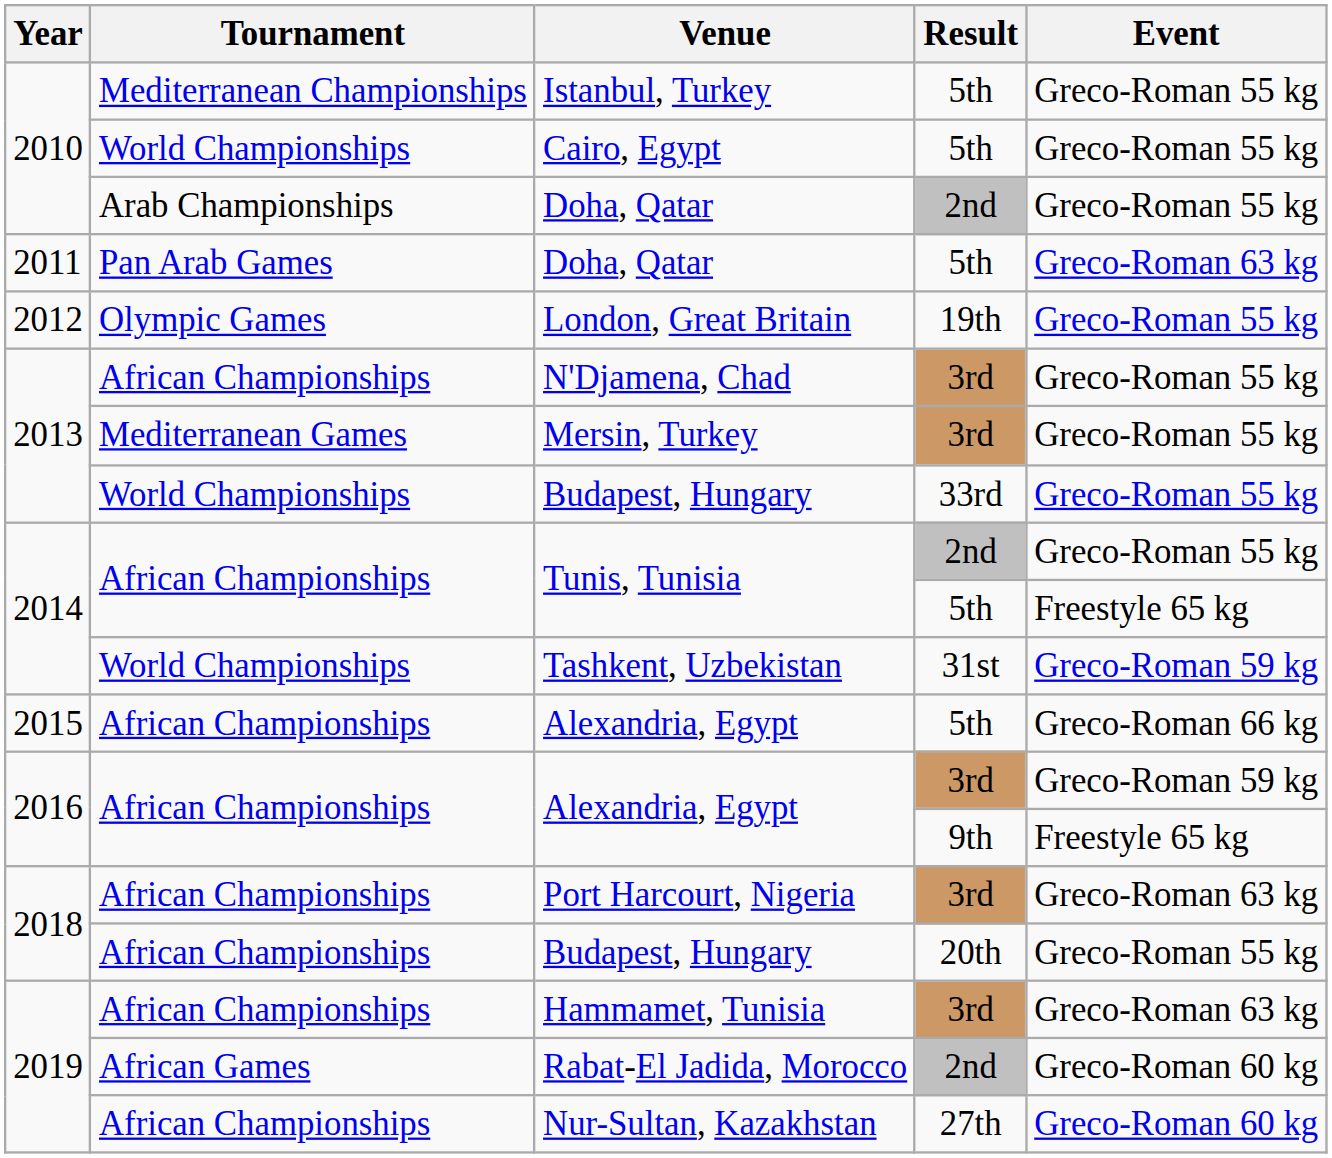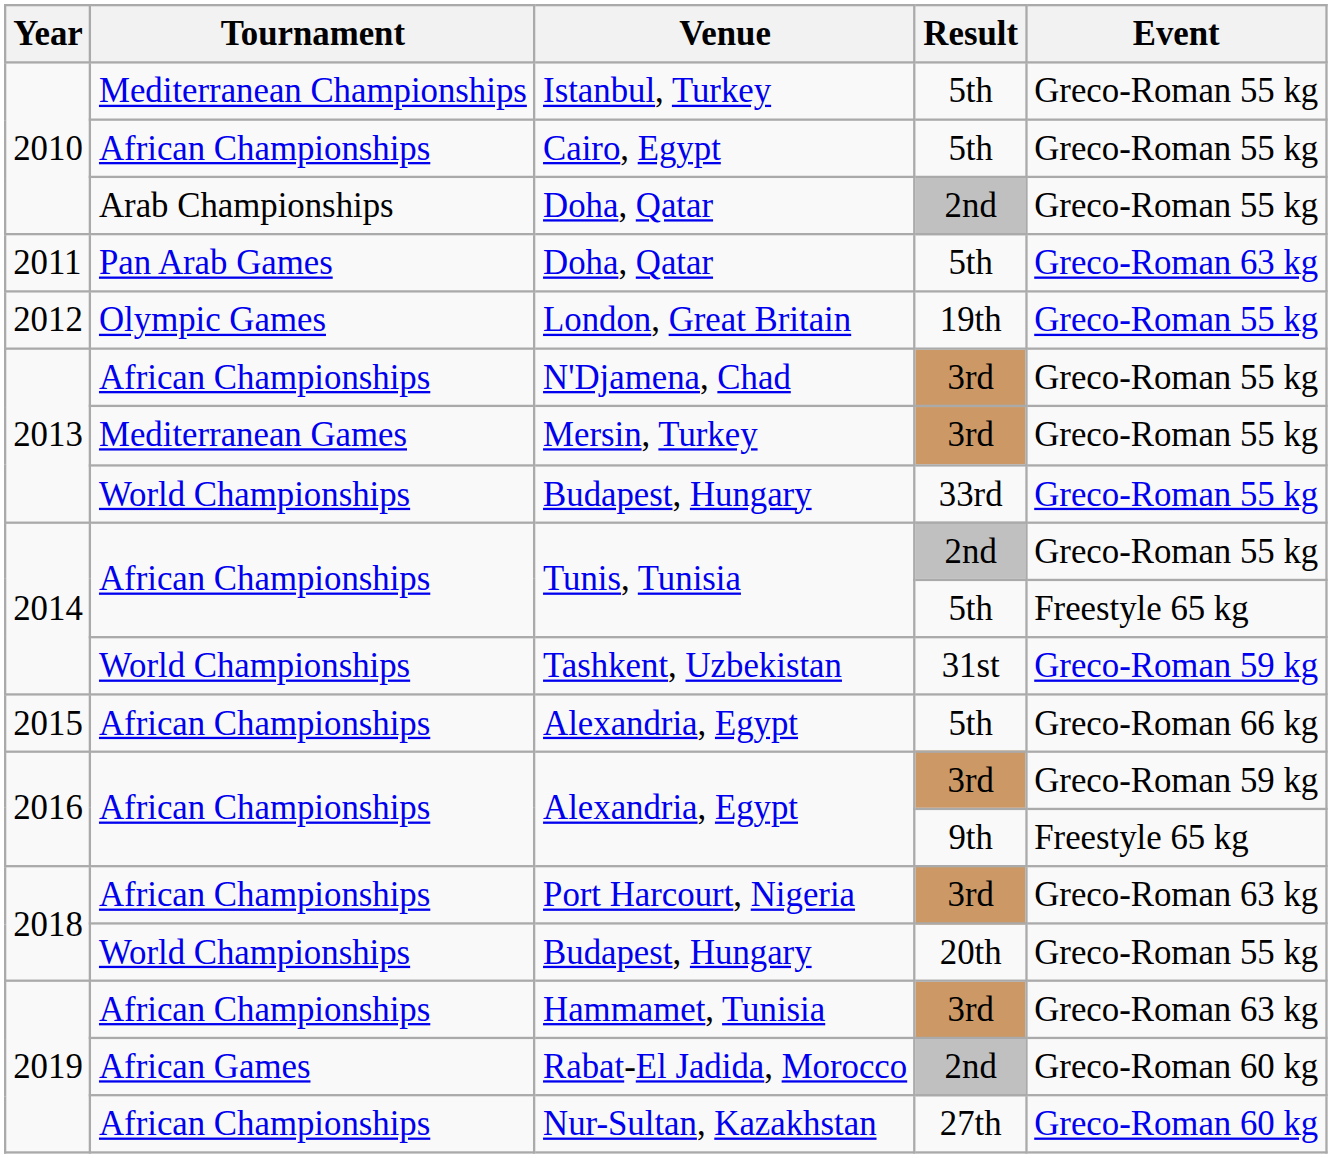(255, 148) World Championships -> (265, 148) African Championships
(265, 951) African Championships -> (255, 951) World Championships
